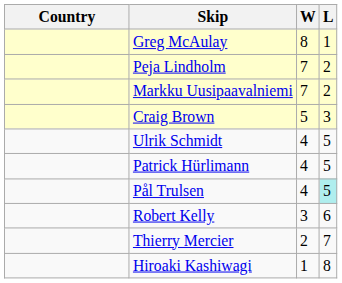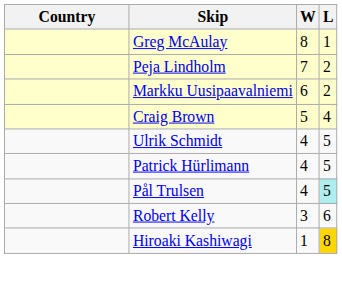(304, 91) 7 -> (304, 91) 6
(327, 116) 3 -> (327, 116) 4
- row: (183, 240)
(327, 265) no background -> (327, 240) gold background
